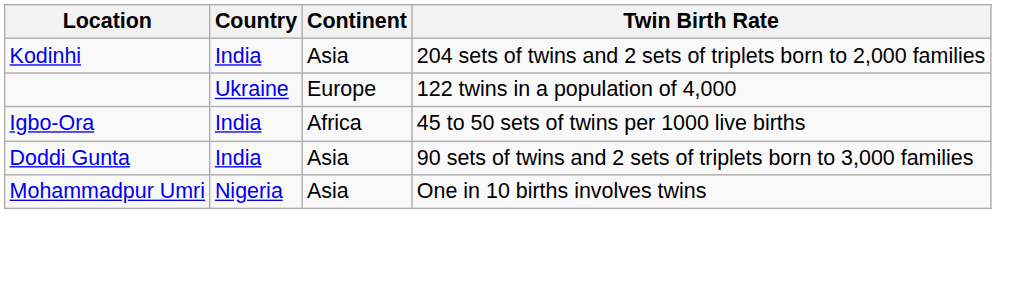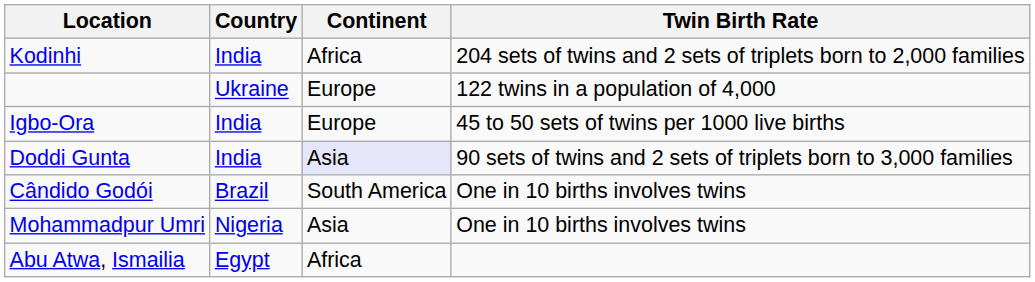(328, 55) Asia -> (334, 55) Africa
(334, 123) Africa -> (342, 123) Europe
(328, 157) no background -> (328, 157) lavender background
+ row: (81, 191)
+ row: (97, 259)
